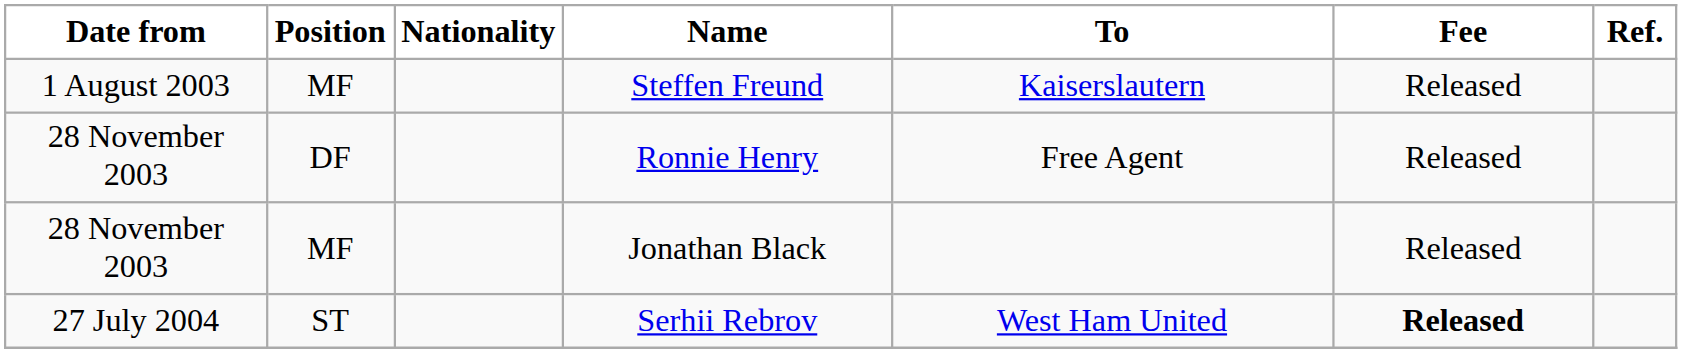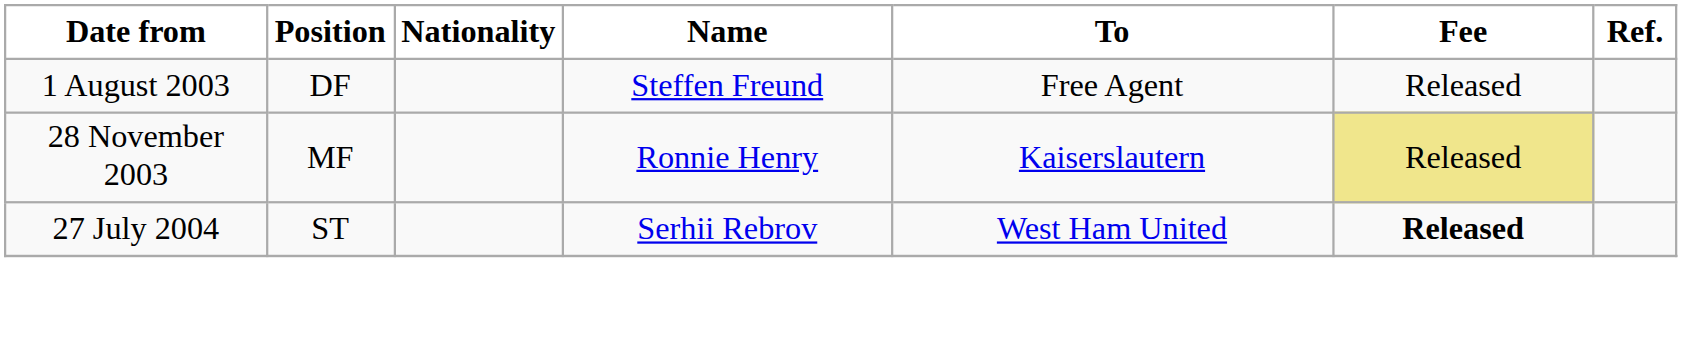(330, 84) MF -> (330, 84) DF
(1112, 84) Kaiserslautern -> (1112, 84) Free Agent
(330, 156) DF -> (330, 156) MF
(1112, 156) Free Agent -> (1112, 156) Kaiserslautern
(1463, 156) no background -> (1463, 156) khaki background
- row: (727, 248)
